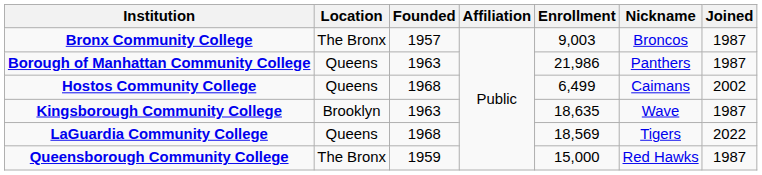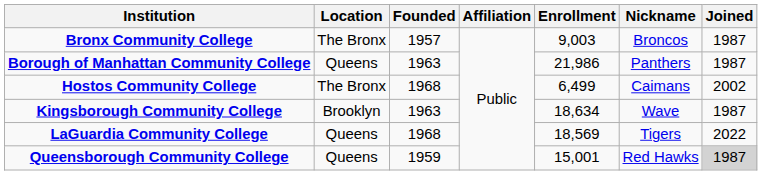(352, 87) Queens -> (352, 87) The Bronx
(577, 110) 18,635 -> (577, 110) 18,634
(352, 157) The Bronx -> (352, 157) Queens
(577, 157) 15,000 -> (577, 157) 15,001
(729, 157) no background -> (729, 157) lightgrey background
